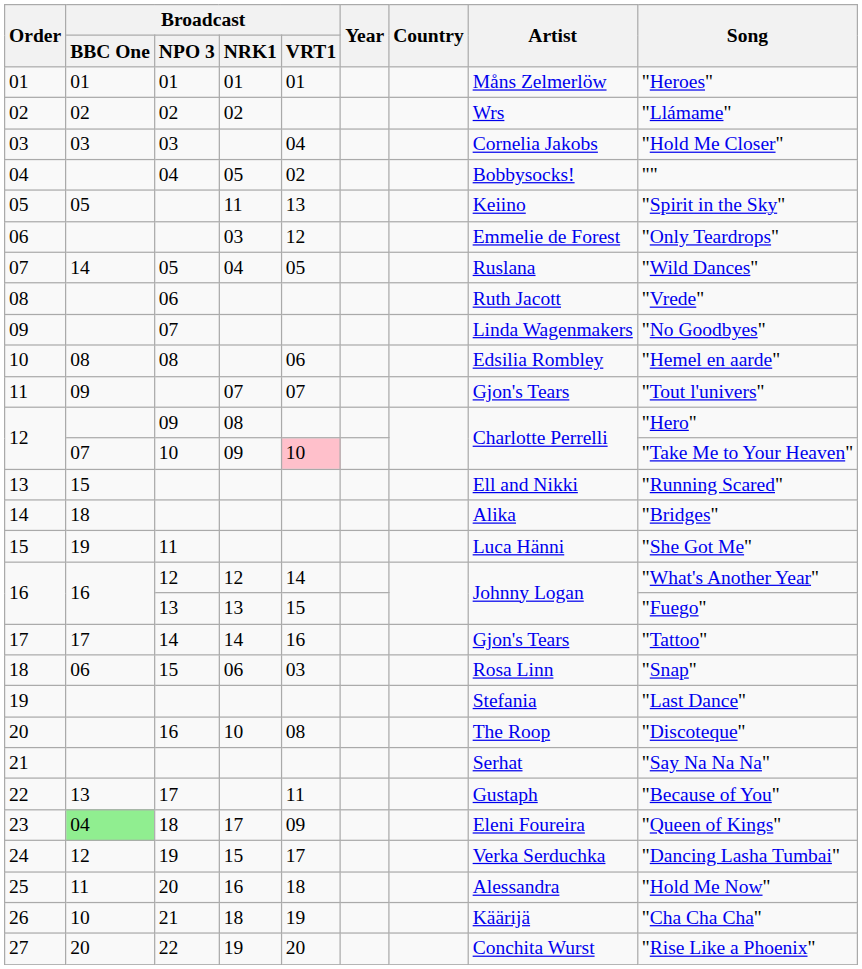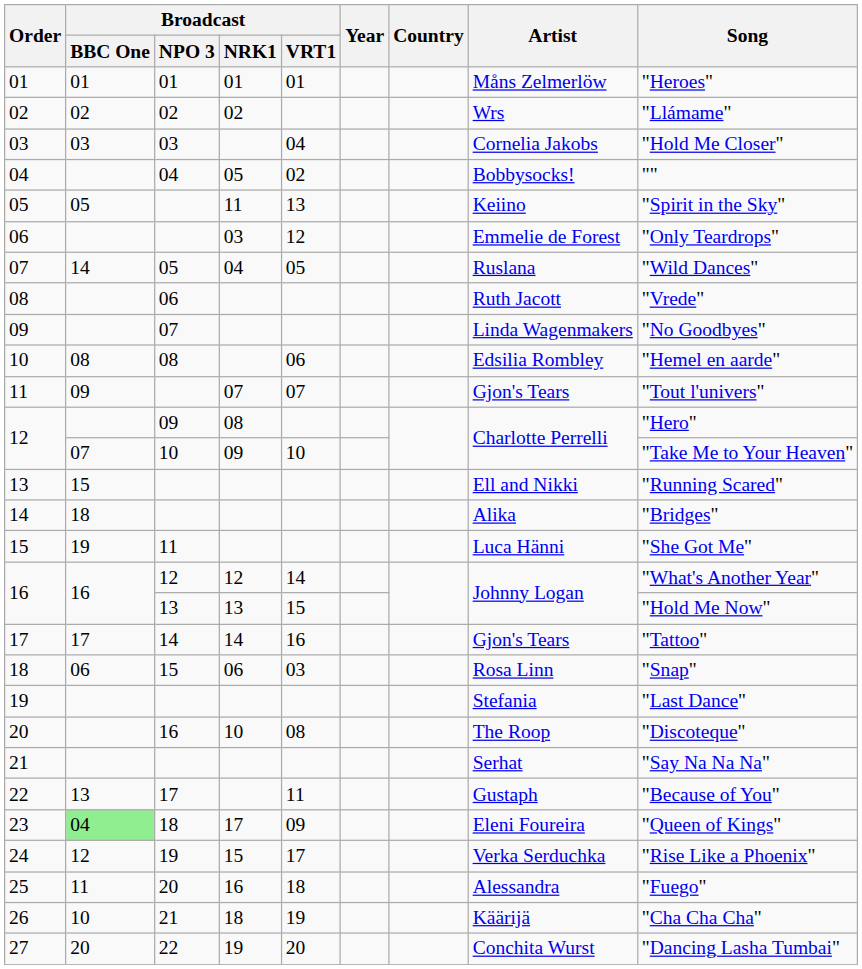(296, 453) pink background -> (296, 453) no background
(674, 608) "Fuego" -> (706, 608) "Hold Me Now"
(741, 855) "Dancing Lasha Tumbai" -> (729, 855) "Rise Like a Phoenix"
(706, 886) "Hold Me Now" -> (674, 886) "Fuego"
(729, 948) "Rise Like a Phoenix" -> (741, 948) "Dancing Lasha Tumbai"
